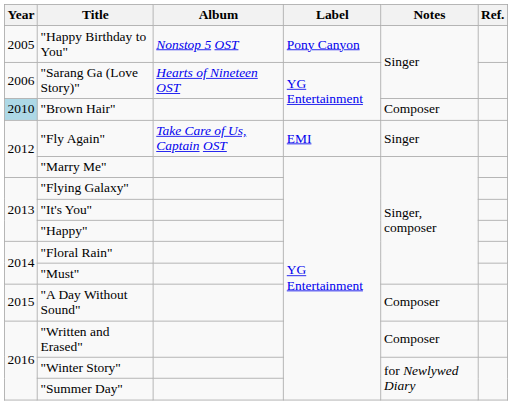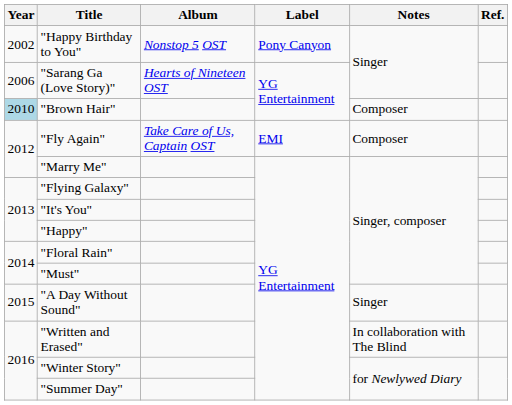(21, 44) 2005 -> (21, 44) 2002
(402, 138) Singer -> (380, 138) Composer
(412, 302) Composer -> (370, 302) Singer
(412, 338) Composer -> (409, 338) In collaboration with The Blind
